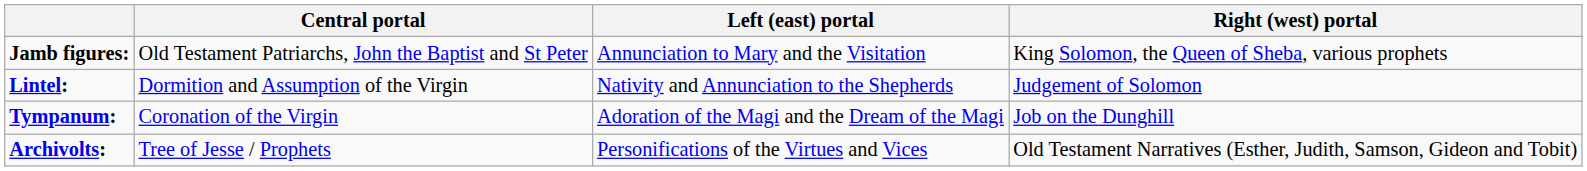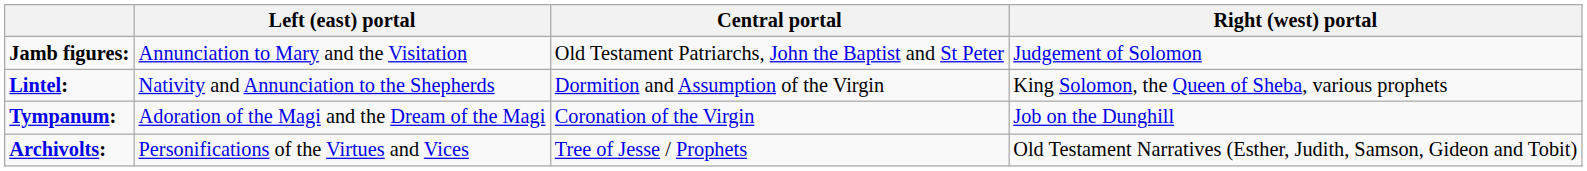columns swapped: (800, 20) <-> (363, 20)
(1230, 52) King Solomon, the Queen of Sheba, various prophets -> (1108, 52) Judgement of Solomon
(1108, 85) Judgement of Solomon -> (1230, 85) King Solomon, the Queen of Sheba, various prophets
